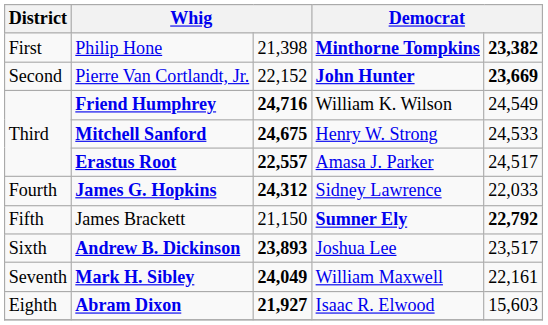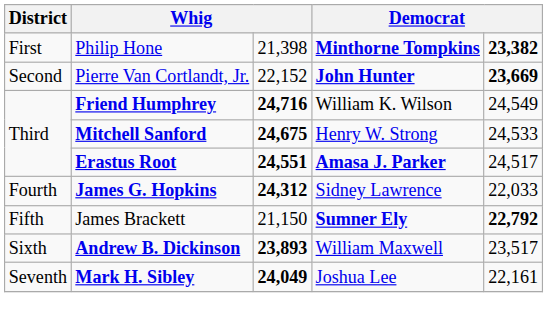(282, 162) 22,557 -> (282, 162) 24,551
(375, 162) normal -> (381, 162) bold
(356, 248) Joshua Lee -> (379, 248) William Maxwell
(379, 276) William Maxwell -> (356, 276) Joshua Lee
- row: (128, 305)
